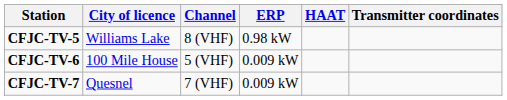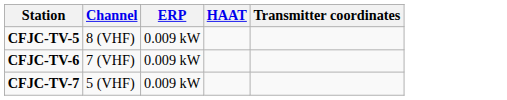- column: (132, 15)
(267, 38) 0.98 kW -> (172, 38) 0.009 kW
(209, 60) 5 (VHF) -> (110, 60) 7 (VHF)
(209, 83) 7 (VHF) -> (110, 83) 5 (VHF)
